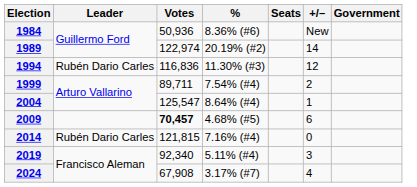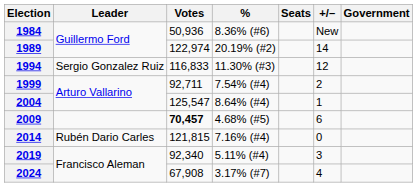(105, 66) Rubén Dario Carles -> (110, 66) Sergio Gonzalez Ruiz
(179, 66) 116,836 -> (189, 66) 116,833
(176, 84) 89,711 -> (186, 84) 92,711
